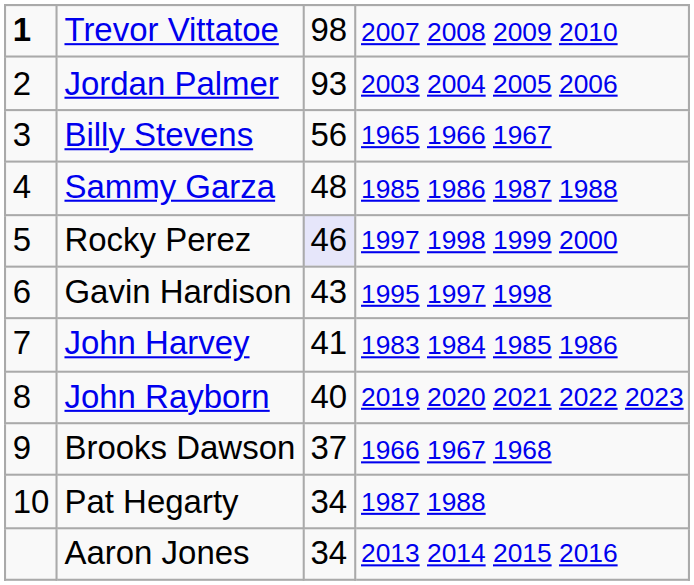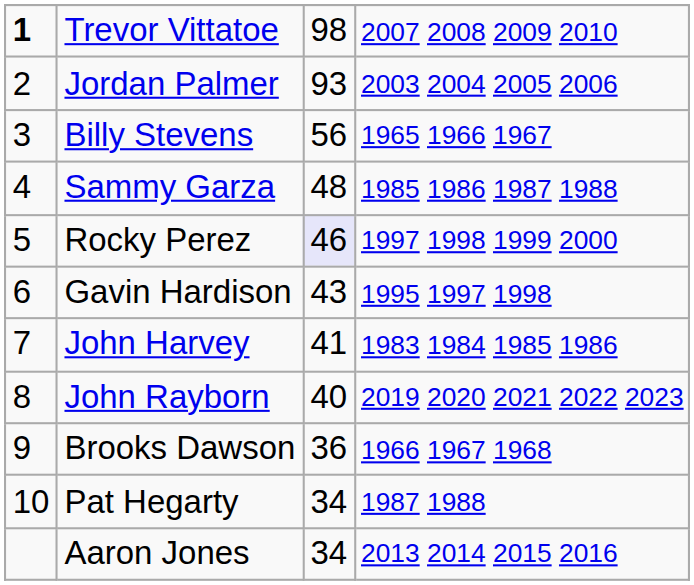(329, 448) 37 -> (329, 448) 36
